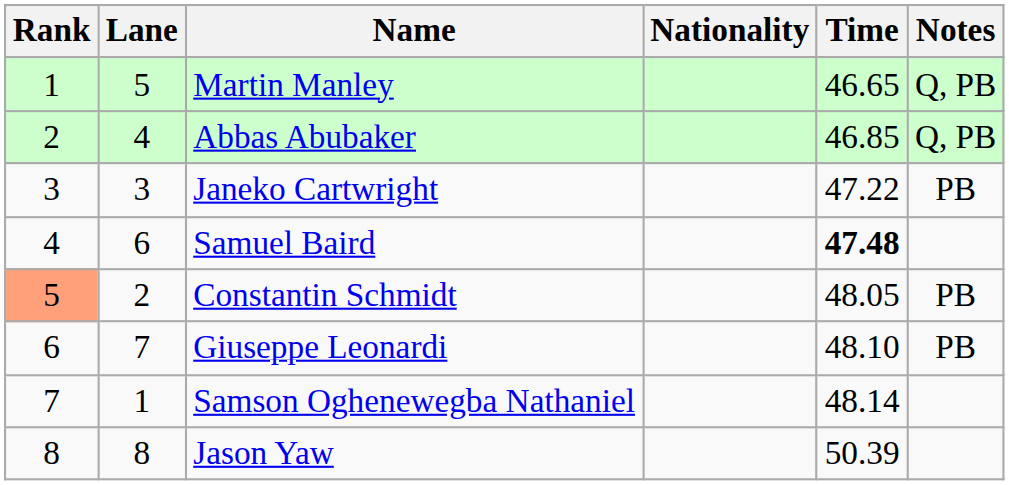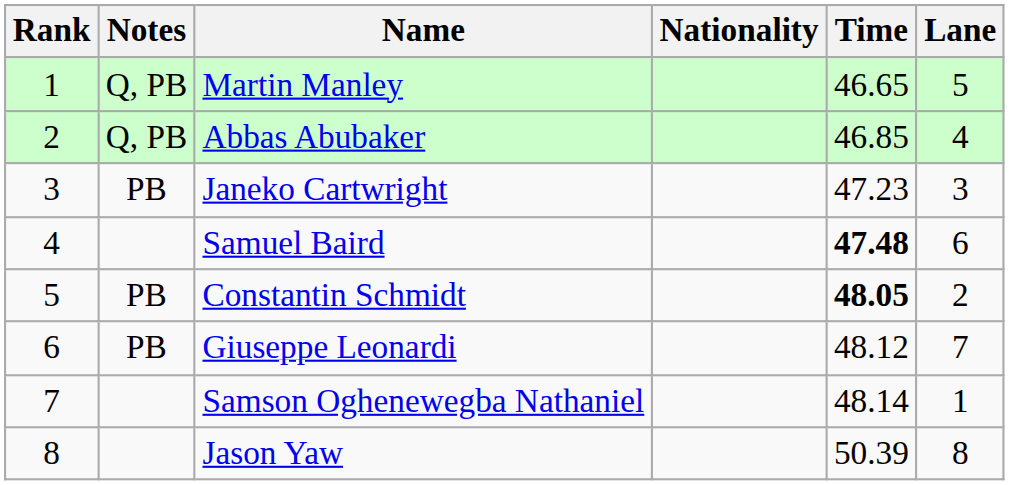columns swapped: (142, 30) <-> (956, 30)
(862, 189) 47.22 -> (871, 189) 47.23
(52, 294) lightsalmon background -> (52, 294) no background
(862, 294) normal -> (871, 294) bold
(862, 347) 48.10 -> (871, 347) 48.12
